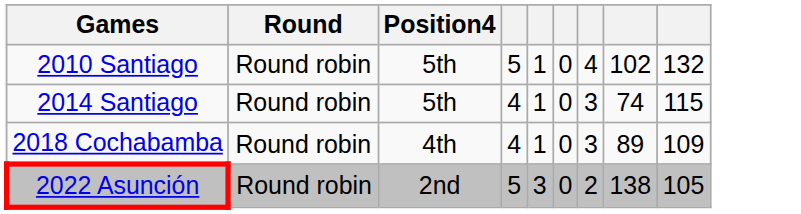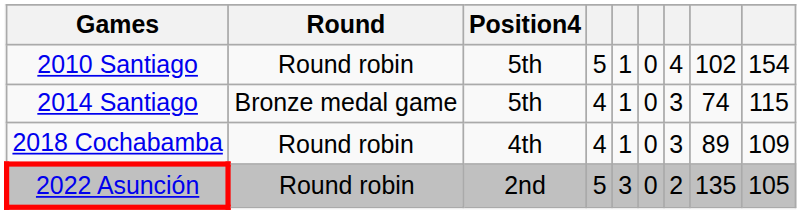(683, 64) 132 -> (769, 64) 154
(303, 104) Round robin -> (346, 104) Bronze medal game
(630, 186) 138 -> (716, 186) 135
